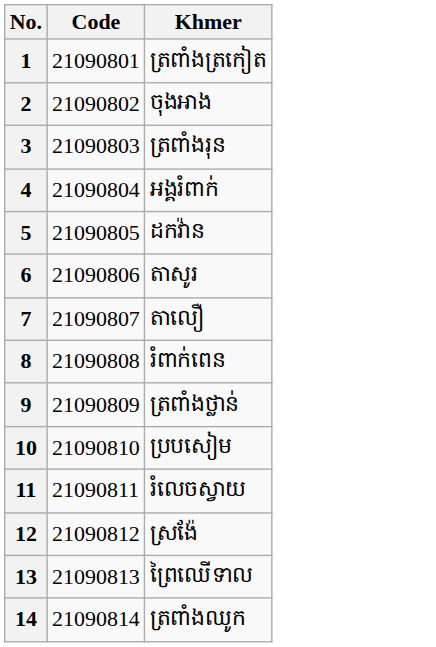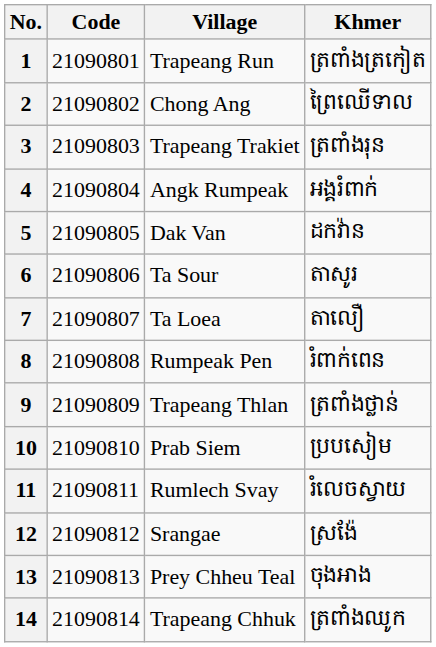+ column: (225, 21)
(181, 102) ចុងអាង -> (361, 102) ព្រៃឈើទាល
(201, 575) ព្រៃឈើទាល -> (340, 575) ចុងអាង
